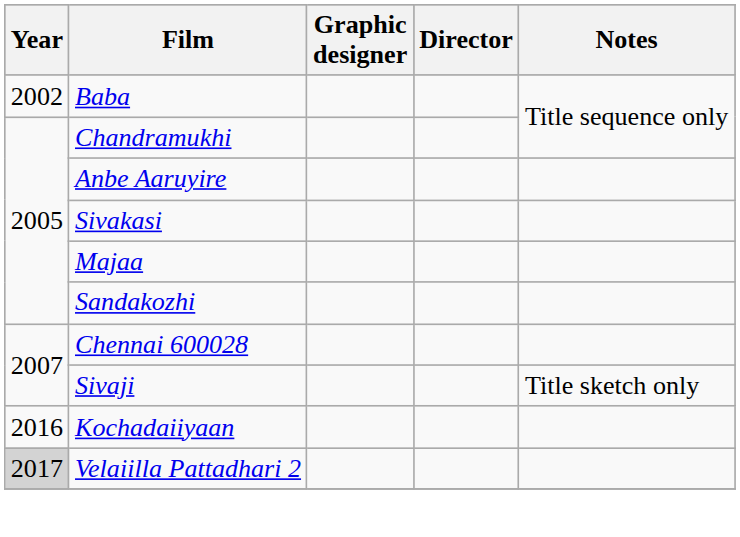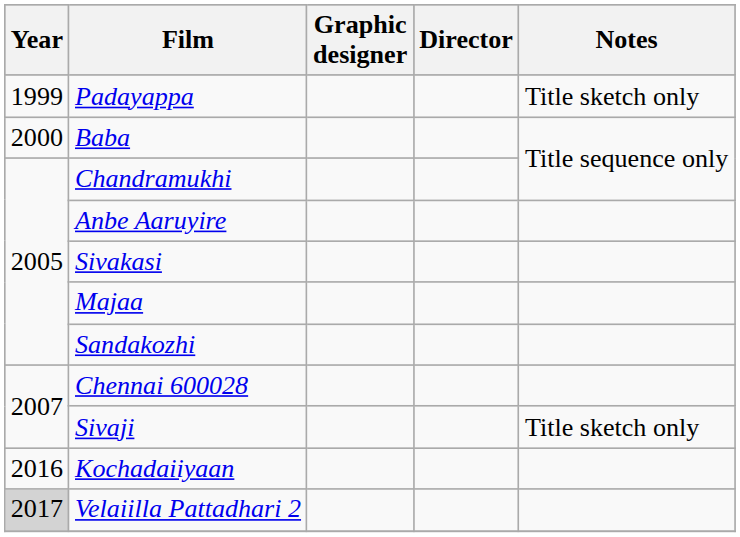+ row: (134, 95)
(37, 95) 2002 -> (37, 137) 2000
